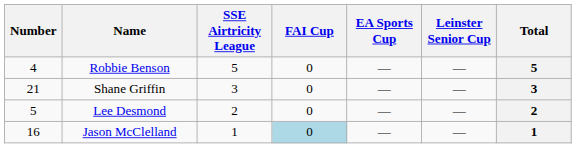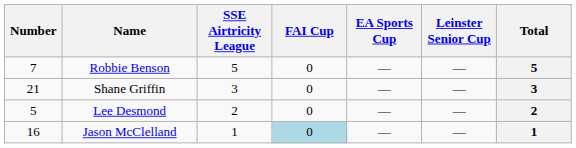(33, 67) 4 -> (33, 67) 7
